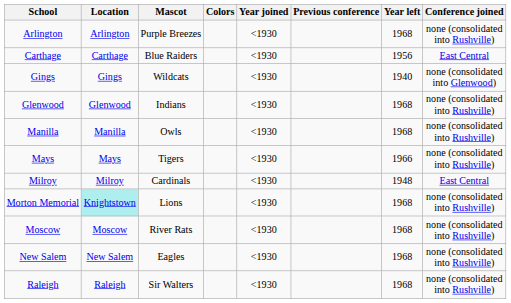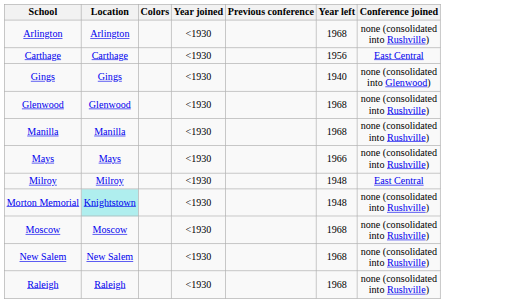- column: (171, 12)
(402, 202) 1968 -> (337, 202) 1948
